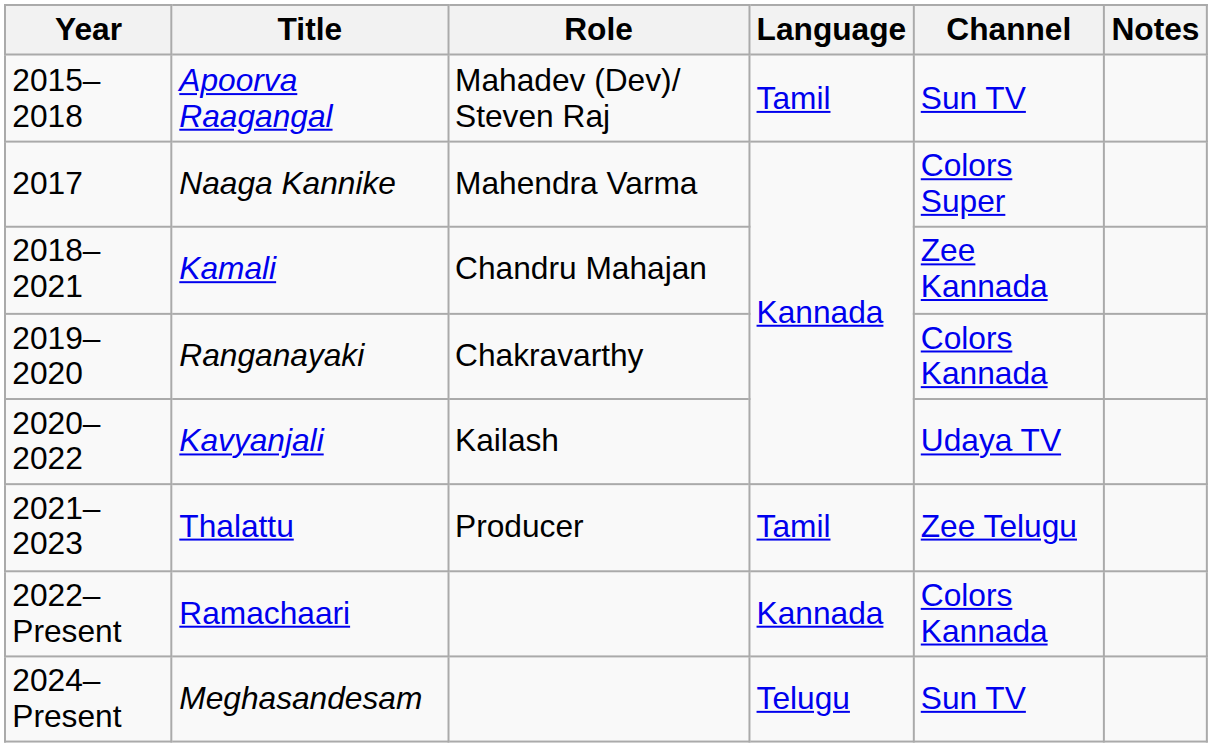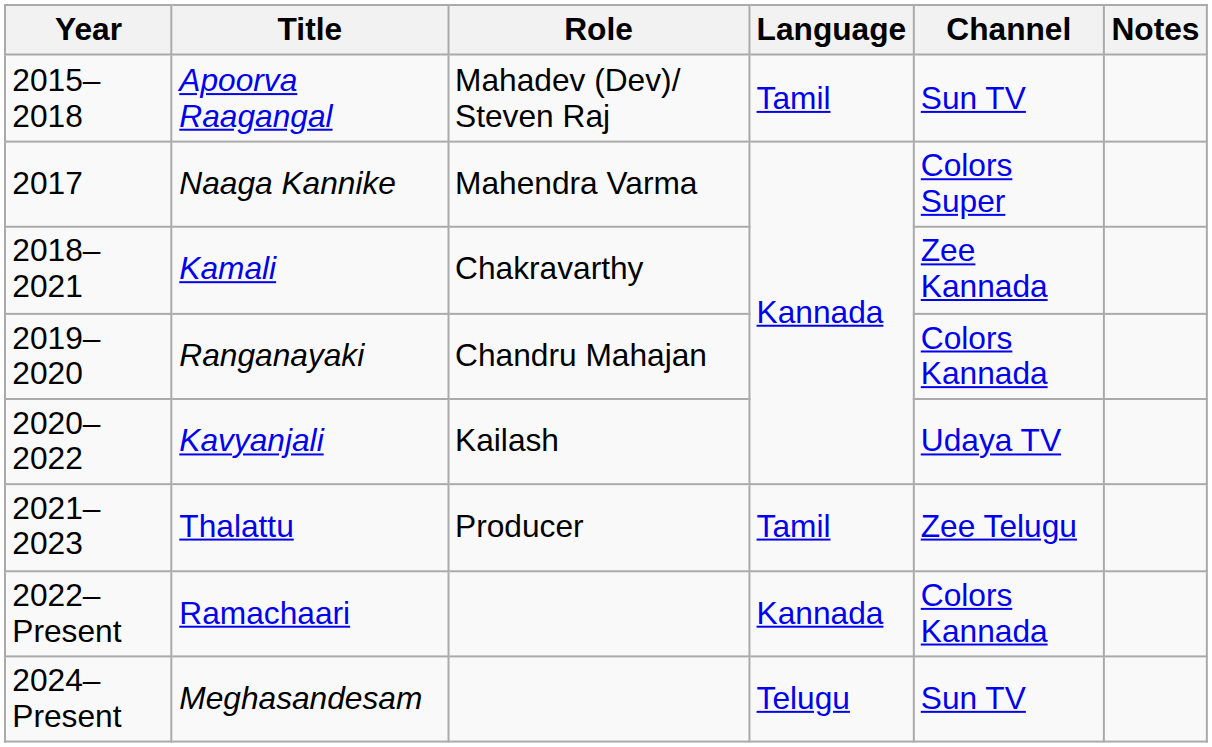(581, 269) Chandru Mahajan -> (549, 269) Chakravarthy
(549, 355) Chakravarthy -> (581, 355) Chandru Mahajan
